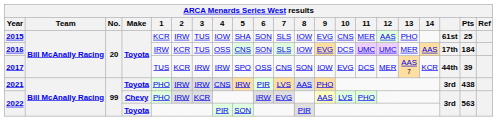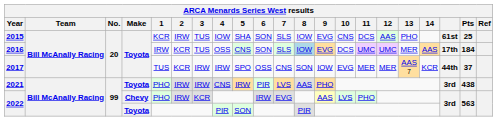(366, 36) MER -> (366, 36) DCS
(304, 49) no background -> (304, 49) lightblue background
(366, 67) DCS -> (366, 67) MER
(468, 67) 39 -> (468, 67) 37
